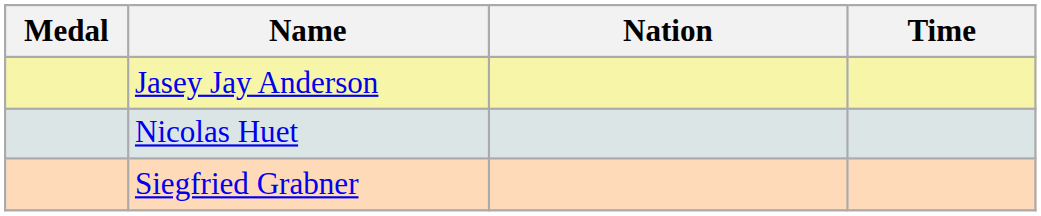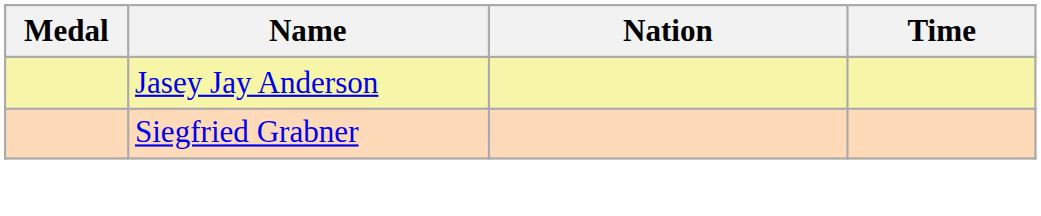- row: (217, 133)
